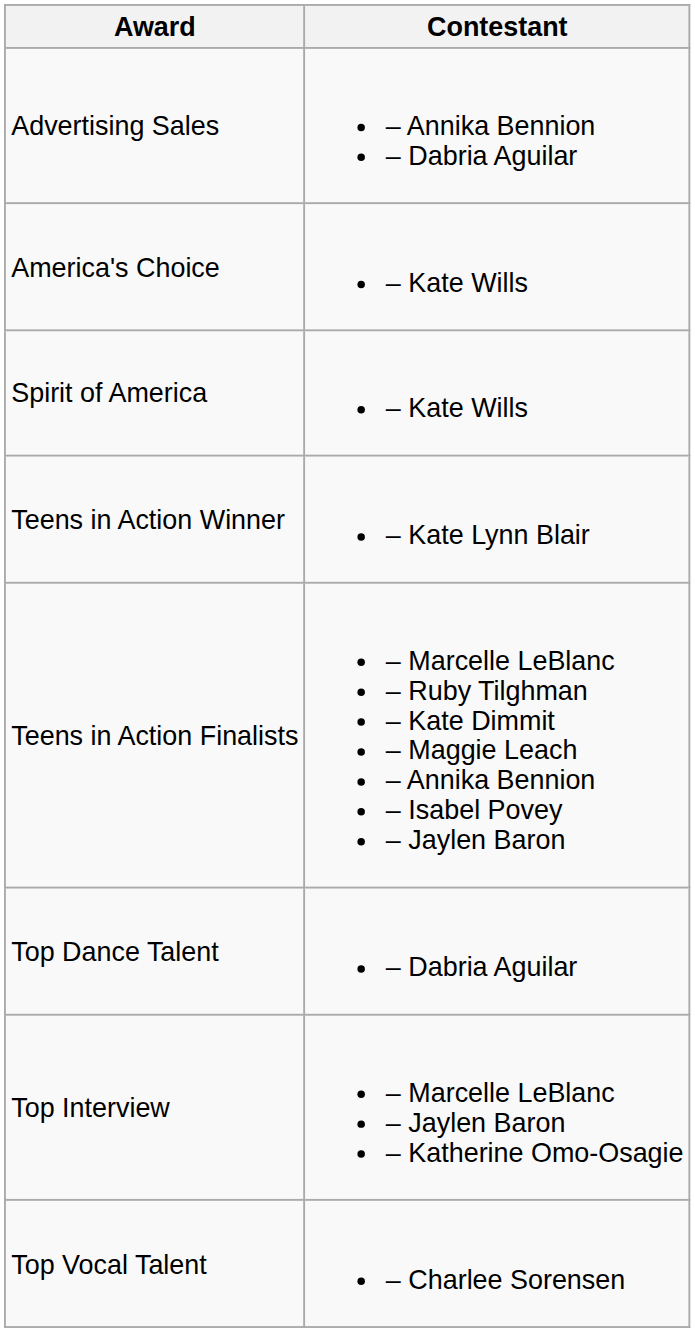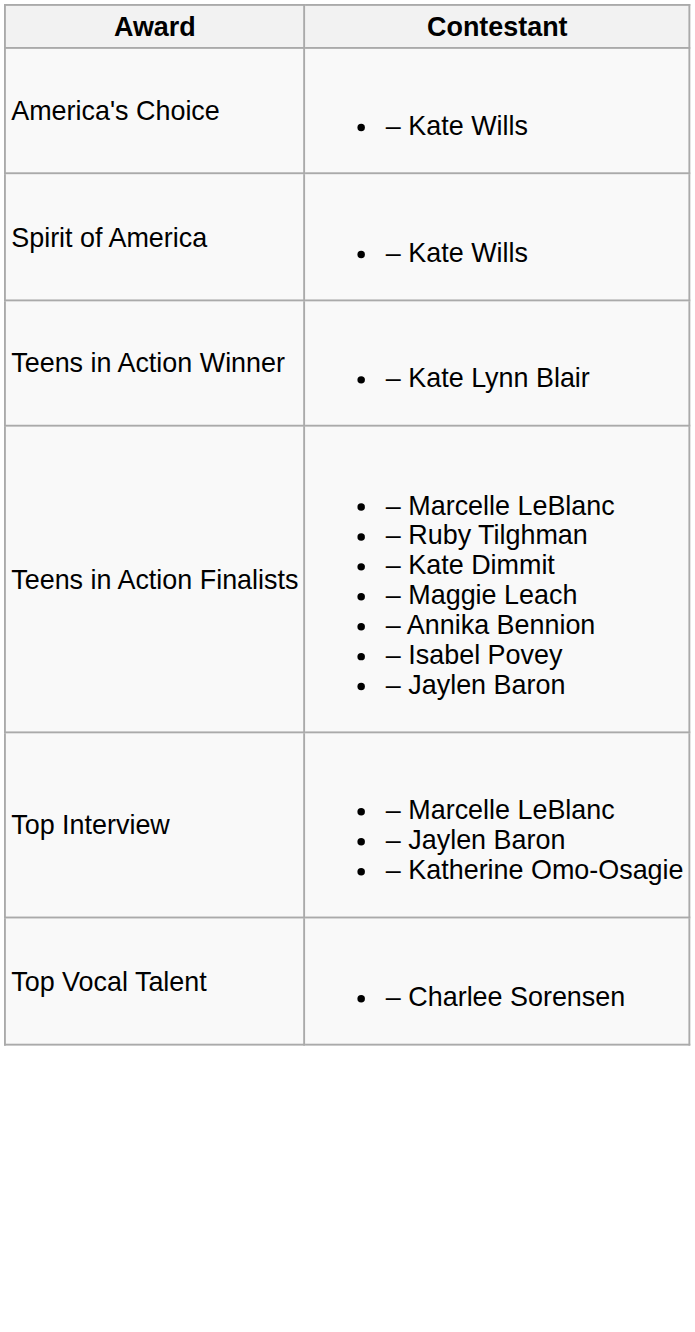- row: (115, 126)
- row: (115, 952)
